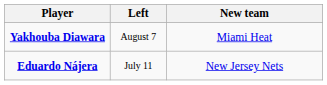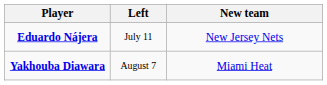rows swapped: (57, 65) <-> (57, 37)
